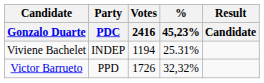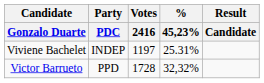(144, 50) 1194 -> (144, 50) 1197
(144, 68) 1726 -> (144, 68) 1728
